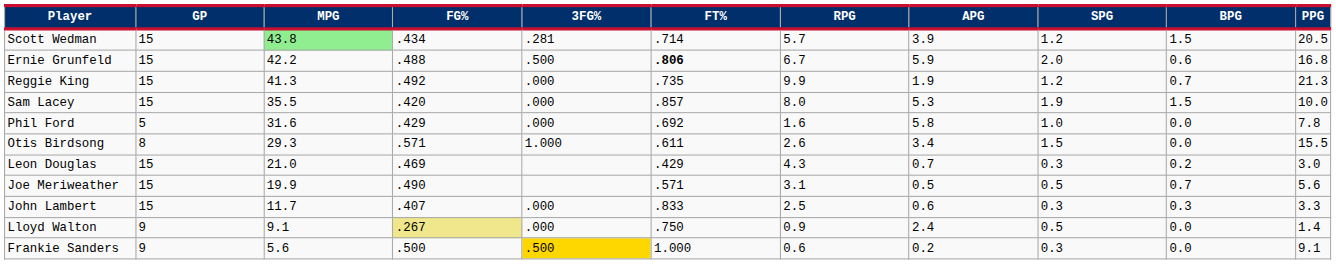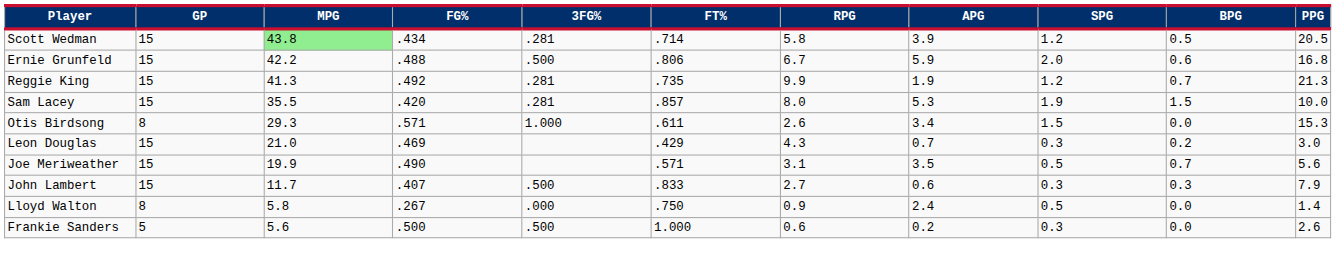(794, 40) 5.7 -> (794, 40) 5.8
(1181, 40) 1.5 -> (1181, 40) 0.5
(669, 61) bold -> (669, 61) normal
(540, 81) .000 -> (540, 81) .281
(540, 102) .000 -> (540, 102) .281
- row: (41, 123)
(1313, 144) 15.5 -> (1313, 123) 15.3
(923, 186) 0.5 -> (923, 165) 3.5
(540, 206) .000 -> (540, 186) .500
(794, 206) 2.5 -> (794, 186) 2.7
(1309, 206) 3.3 -> (1309, 186) 7.9
(142, 227) 9 -> (142, 206) 8
(278, 227) 9.1 -> (278, 206) 5.8
(411, 227) khaki background -> (411, 206) no background
(142, 248) 9 -> (142, 227) 5
(540, 248) gold background -> (540, 227) no background
(1309, 248) 9.1 -> (1309, 227) 2.6
